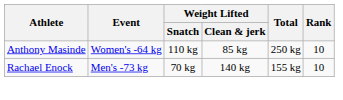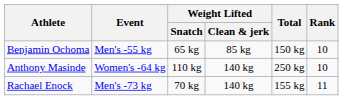+ row: (48, 50)
(235, 50) 85 kg -> (239, 68) 140 kg
(319, 68) 10 -> (322, 86) 11
